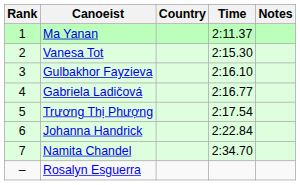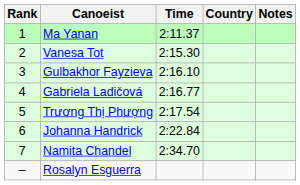columns swapped: (182, 14) <-> (232, 14)
